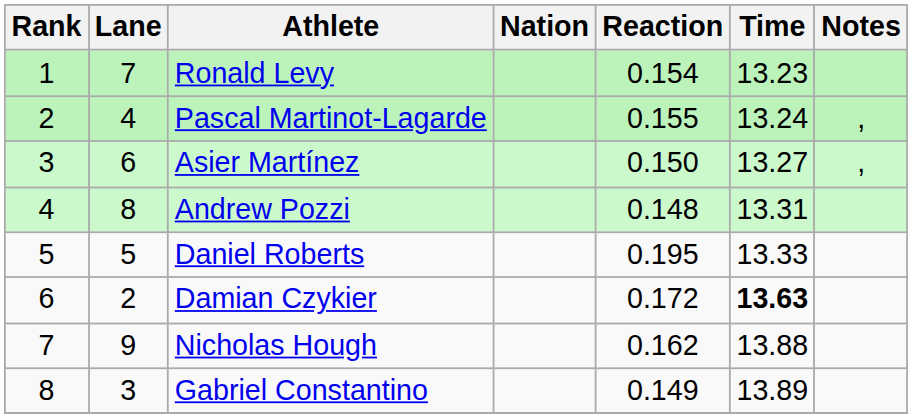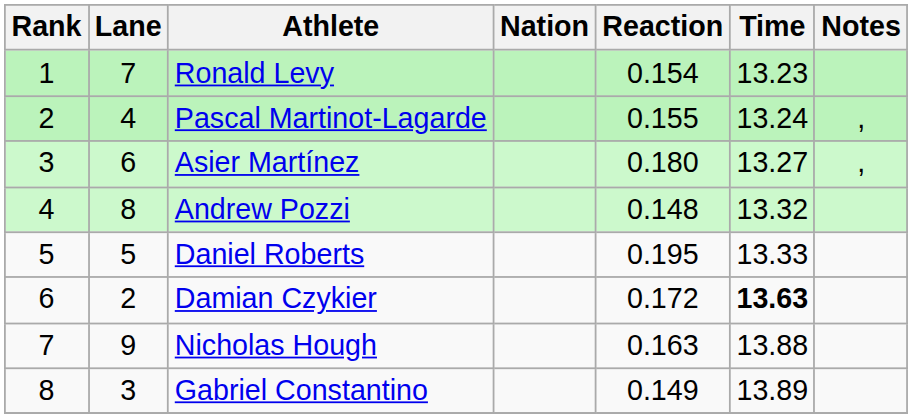(663, 163) 0.150 -> (663, 163) 0.180
(772, 208) 13.31 -> (772, 208) 13.32
(663, 345) 0.162 -> (663, 345) 0.163
